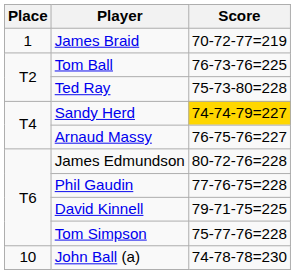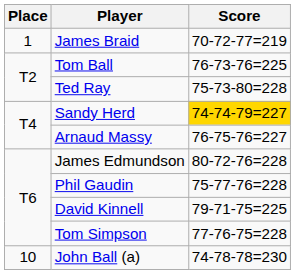(239, 185) 77-76-75=228 -> (239, 185) 75-77-76=228
(239, 233) 75-77-76=228 -> (239, 233) 77-76-75=228
